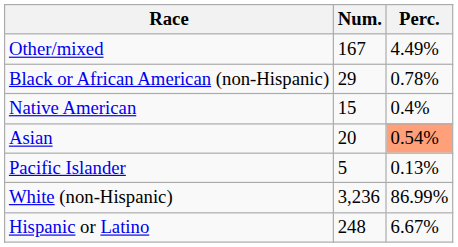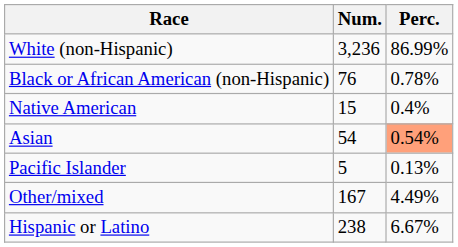rows swapped: (91, 197) <-> (56, 49)
(347, 78) 29 -> (347, 78) 76
(347, 138) 20 -> (347, 138) 54
(352, 227) 248 -> (352, 227) 238
